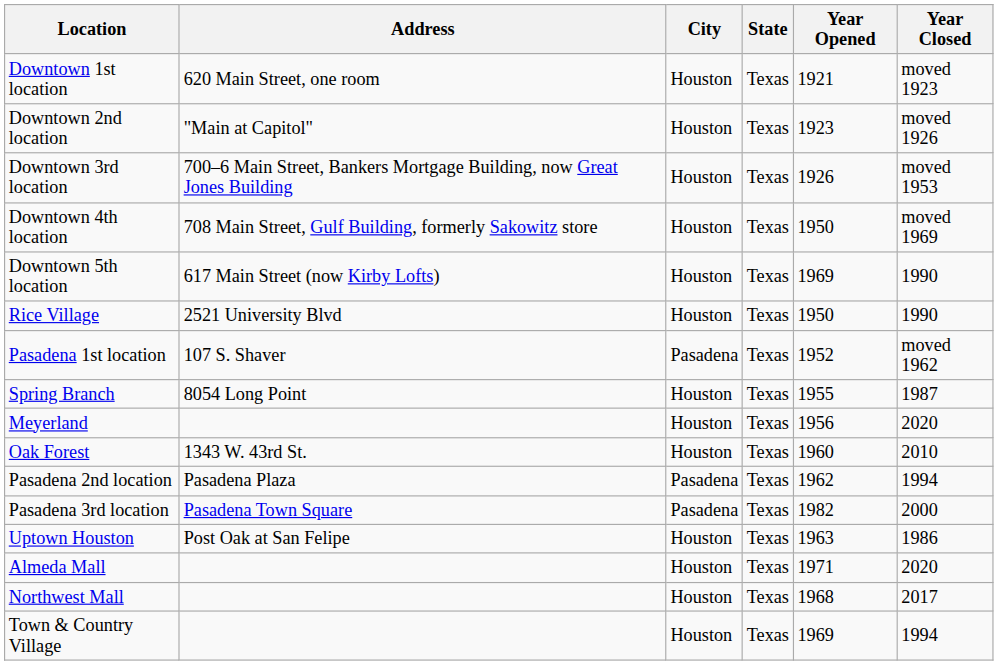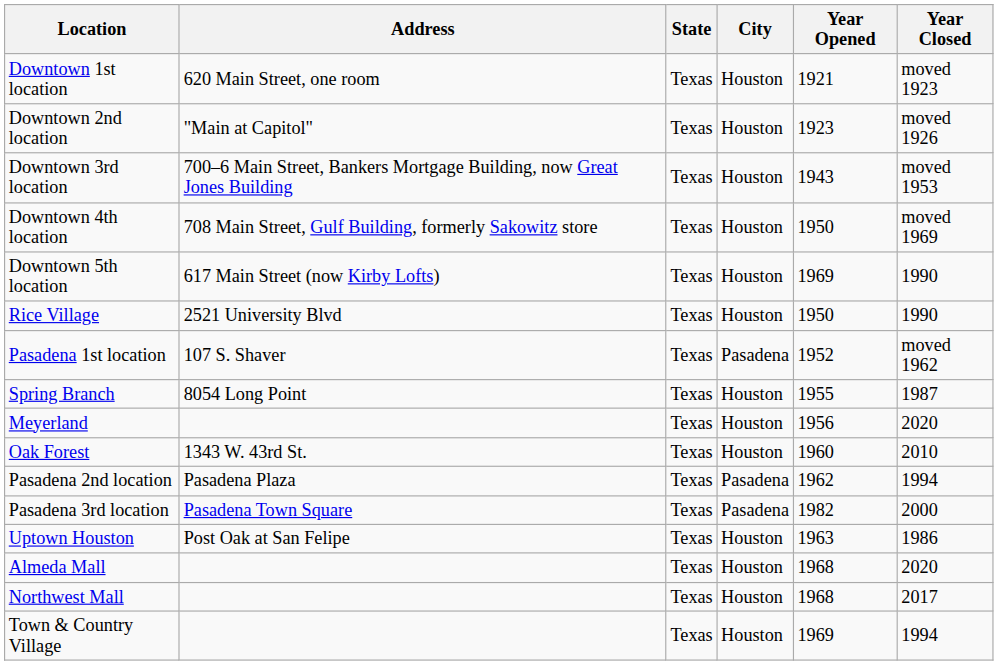columns swapped: (704, 29) <-> (768, 29)
(816, 177) 1926 -> (816, 177) 1943
(816, 567) 1971 -> (816, 567) 1968
